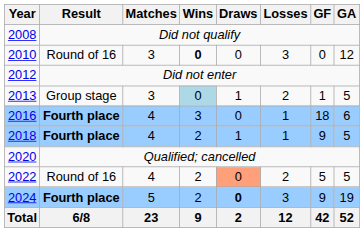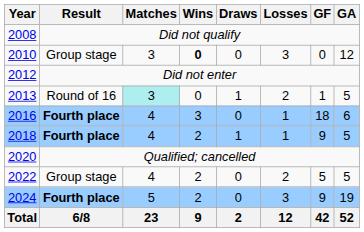(81, 55) Round of 16 -> (81, 55) Group stage
(81, 95) Group stage -> (81, 95) Round of 16
(151, 95) no background -> (151, 95) paleturquoise background
(198, 95) lightblue background -> (198, 95) no background
(81, 177) Round of 16 -> (81, 177) Group stage
(238, 177) lightsalmon background -> (238, 177) no background
(238, 197) bold -> (238, 197) normal
